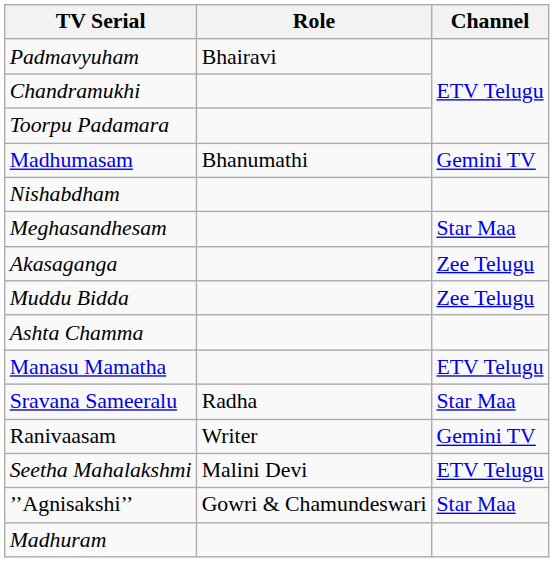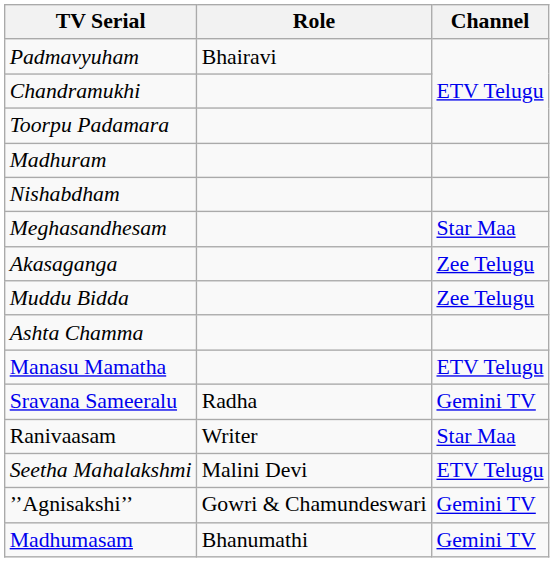rows swapped: (58, 539) <-> (71, 159)
(476, 401) Star Maa -> (486, 401) Gemini TV
(486, 435) Gemini TV -> (476, 435) Star Maa
(476, 504) Star Maa -> (486, 504) Gemini TV
